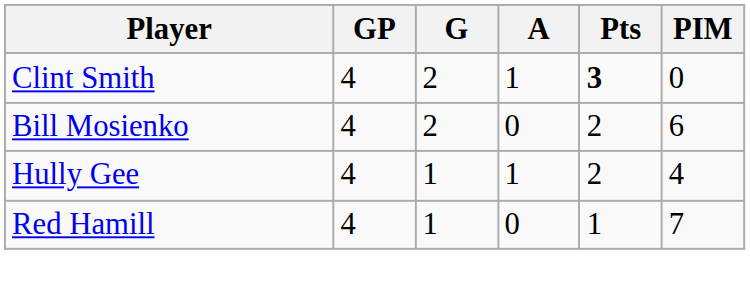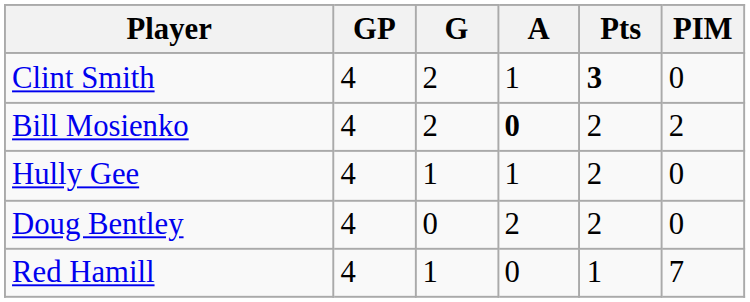(512, 126) normal -> (512, 126) bold
(676, 126) 6 -> (676, 126) 2
(676, 175) 4 -> (676, 175) 0
+ row: (98, 223)
